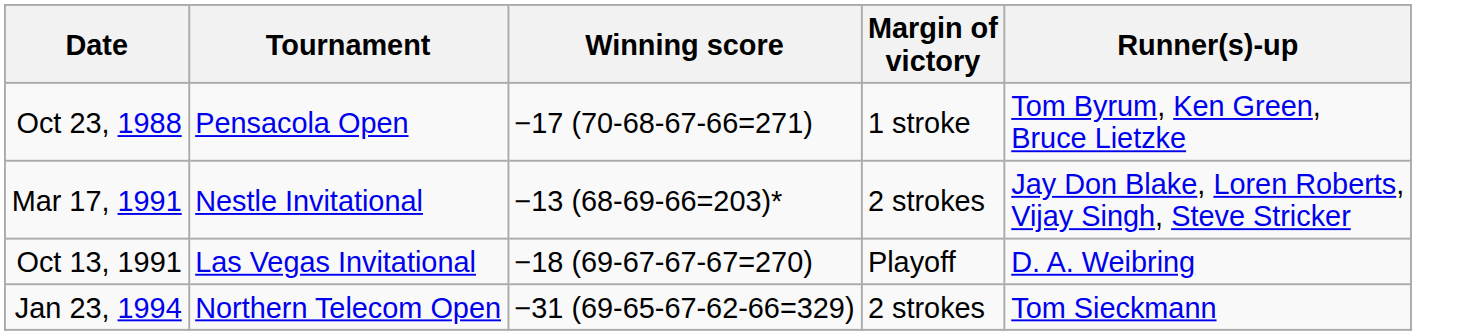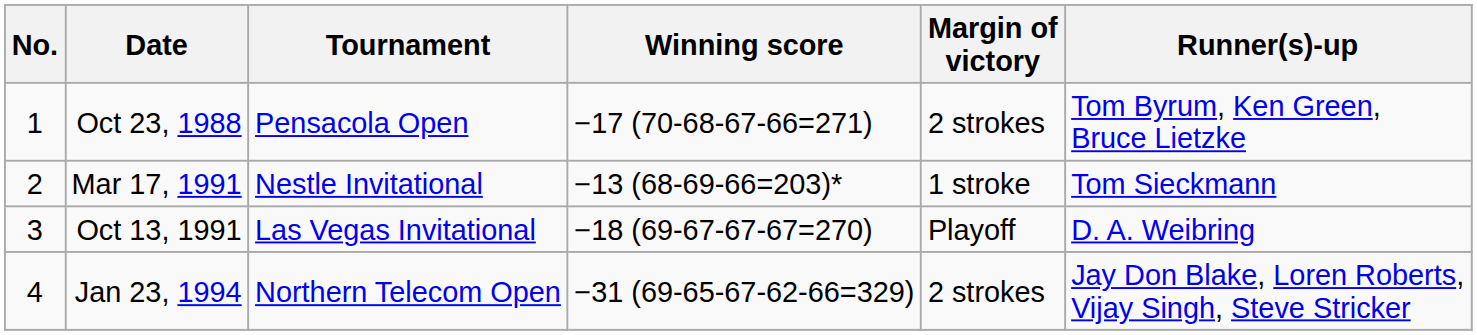+ column: (35, 44)
(919, 122) 1 stroke -> (986, 122) 2 strokes
(927, 200) 2 strokes -> (979, 184) 1 stroke
(1208, 200) Jay Don Blake, Loren Roberts, Vijay Singh, Steve Stricker -> (1174, 184) Tom Sieckmann
(1114, 308) Tom Sieckmann -> (1268, 292) Jay Don Blake, Loren Roberts, Vijay Singh, Steve Stricker
